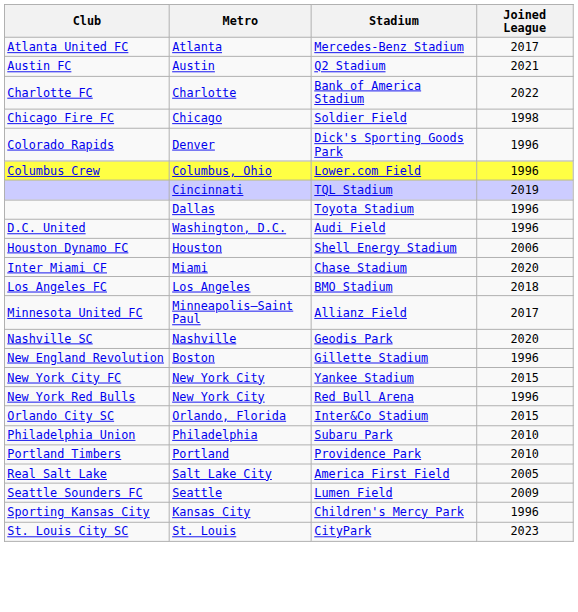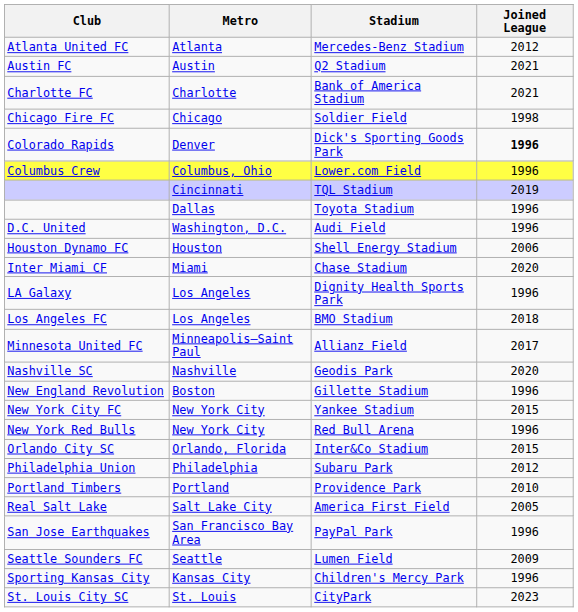(525, 47) 2017 -> (525, 47) 2012
(525, 92) 2022 -> (525, 92) 2021
(525, 145) normal -> (525, 145) bold
+ row: (389, 293)
(525, 435) 2010 -> (525, 468) 2012
+ row: (353, 533)
